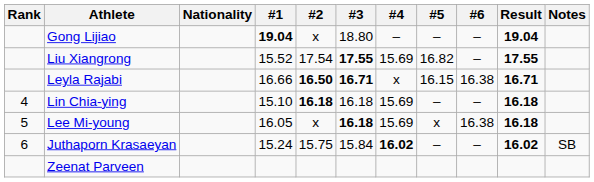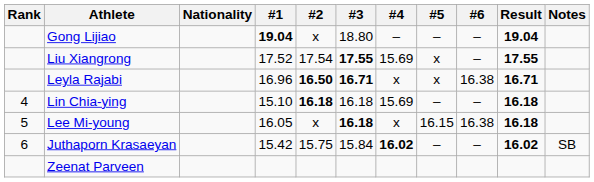(275, 58) 15.52 -> (275, 58) 17.52
(437, 58) 16.82 -> (437, 58) x
(275, 79) 16.66 -> (275, 79) 16.96
(437, 79) 16.15 -> (437, 79) x
(396, 123) 15.69 -> (396, 123) x
(437, 123) x -> (437, 123) 16.15
(275, 144) 15.24 -> (275, 144) 15.42
